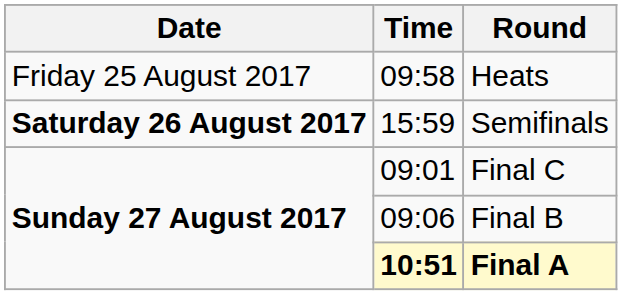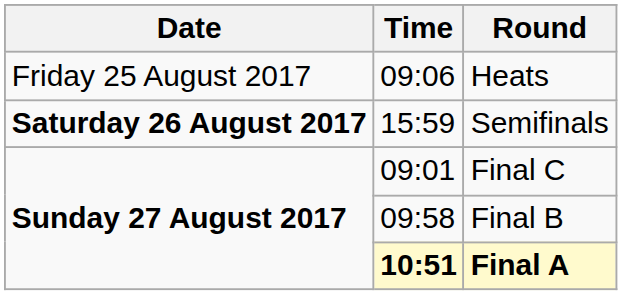(418, 75) 09:58 -> (418, 75) 09:06
(418, 218) 09:06 -> (418, 218) 09:58
